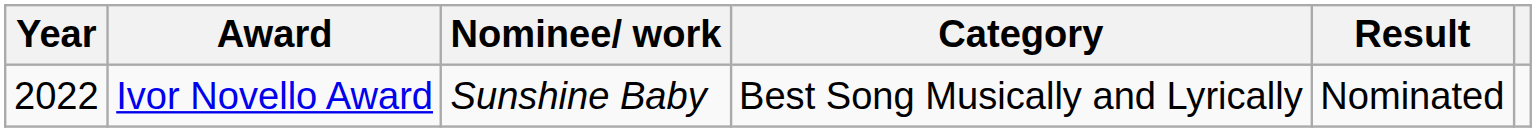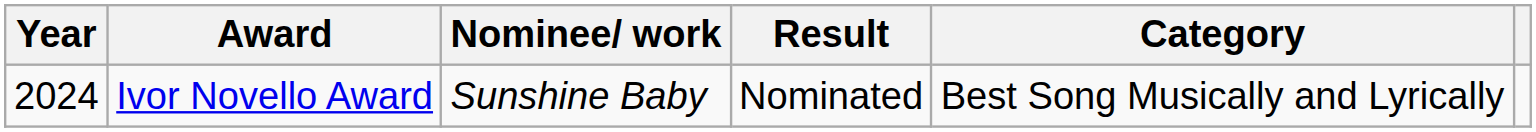columns swapped: (1021, 34) <-> (1412, 34)
(56, 95) 2022 -> (56, 95) 2024
